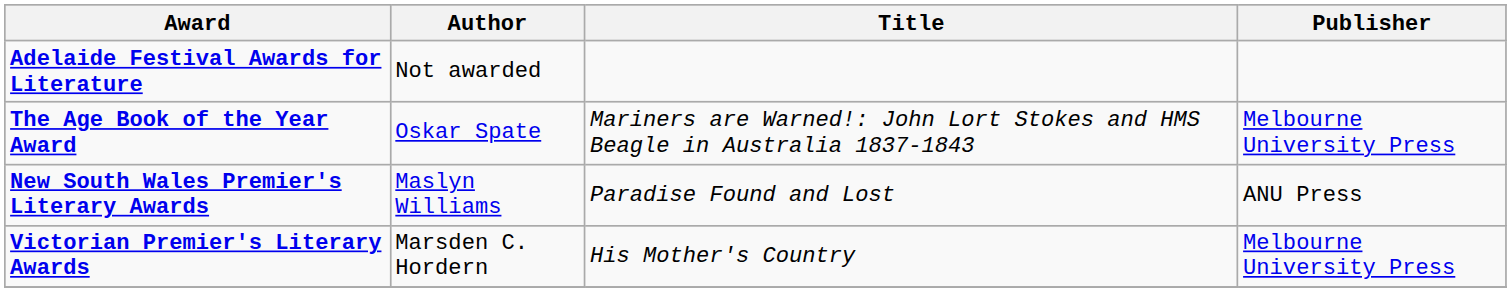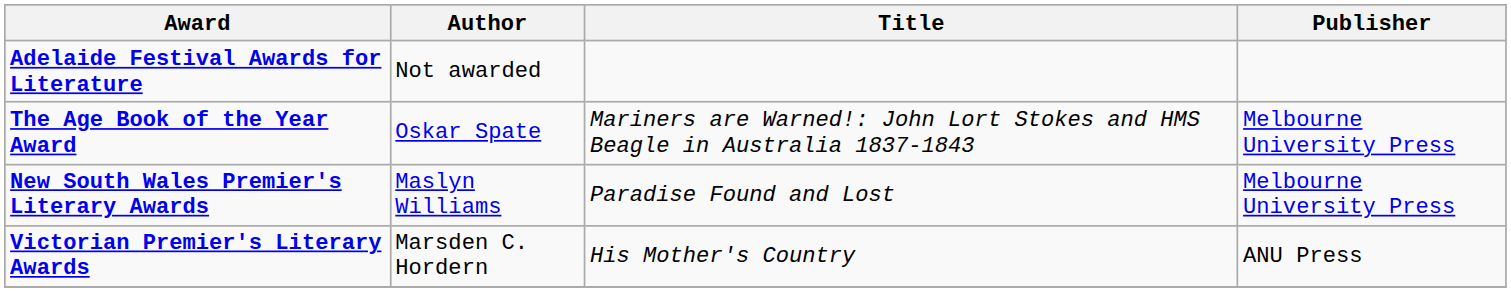(1303, 195) ANU Press -> (1349, 195) Melbourne University Press
(1349, 256) Melbourne University Press -> (1303, 256) ANU Press
